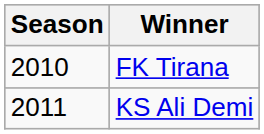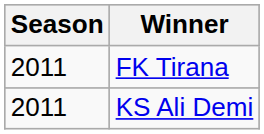(40, 66) 2010 -> (39, 66) 2011
